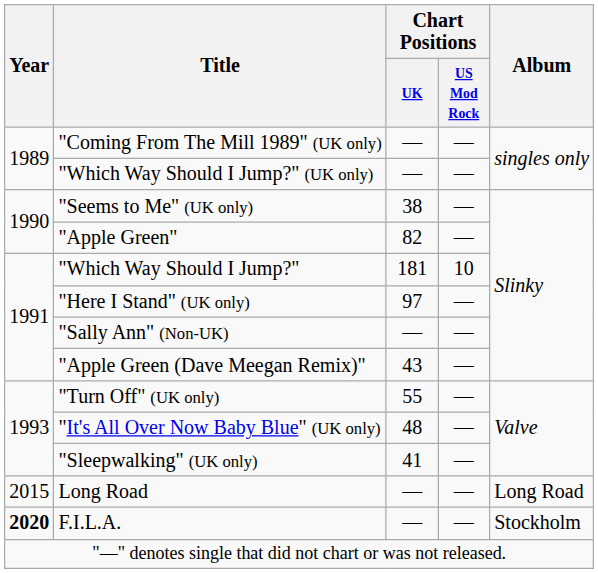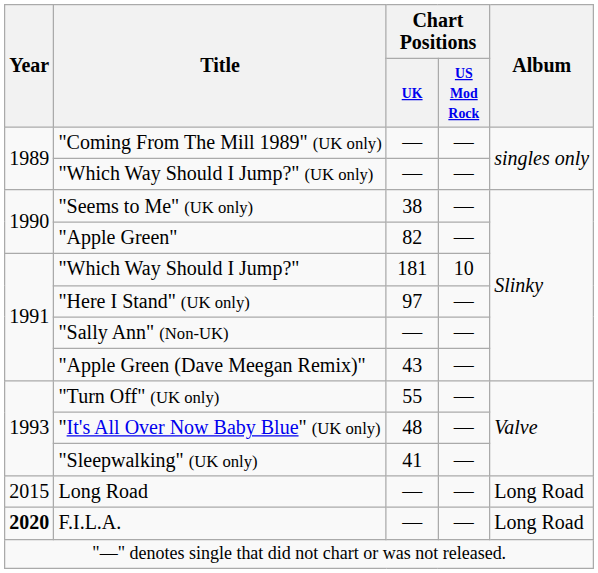(538, 523) Stockholm -> (539, 523) Long Road
